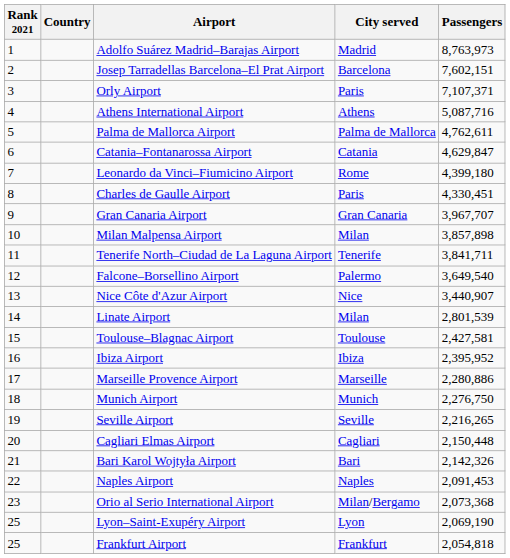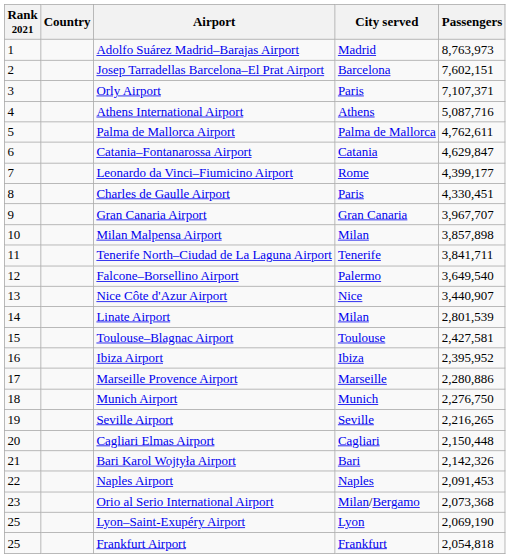(468, 173) 4,399,180 -> (468, 173) 4,399,177
